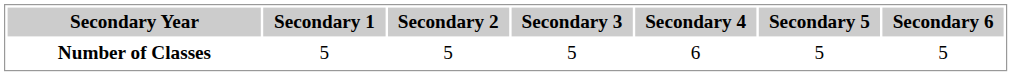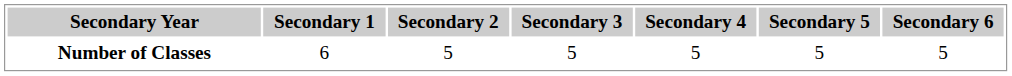(324, 53) 5 -> (324, 53) 6
(696, 53) 6 -> (696, 53) 5
